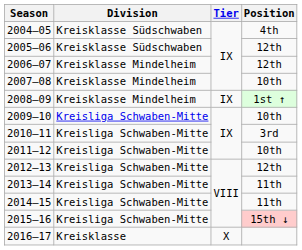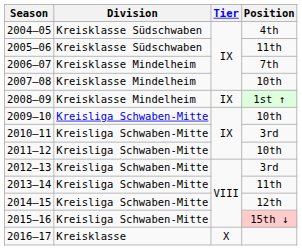(269, 47) 12th -> (269, 47) 11th
(269, 64) 12th -> (269, 64) 7th
(269, 167) 12th -> (269, 167) 3rd
(269, 202) 11th -> (269, 202) 12th
